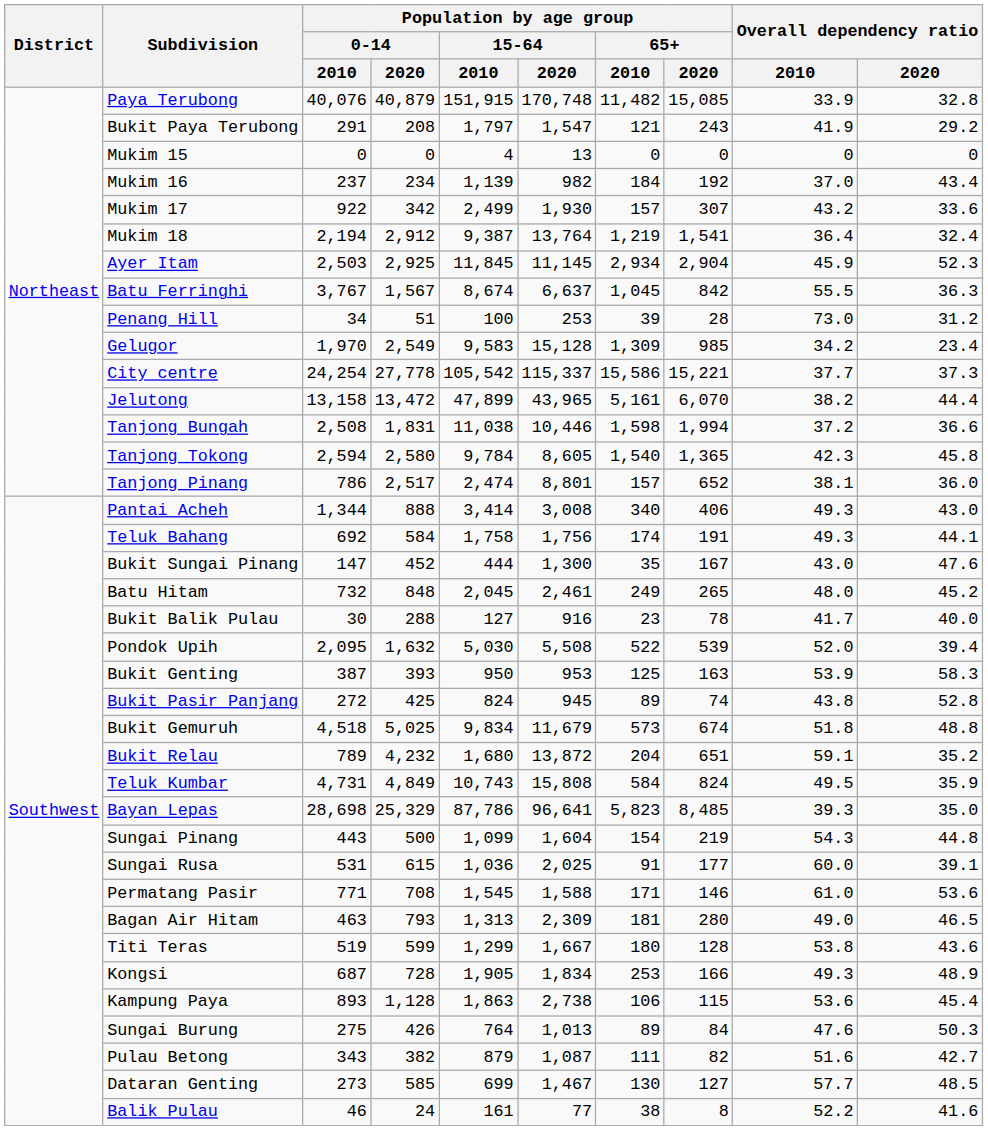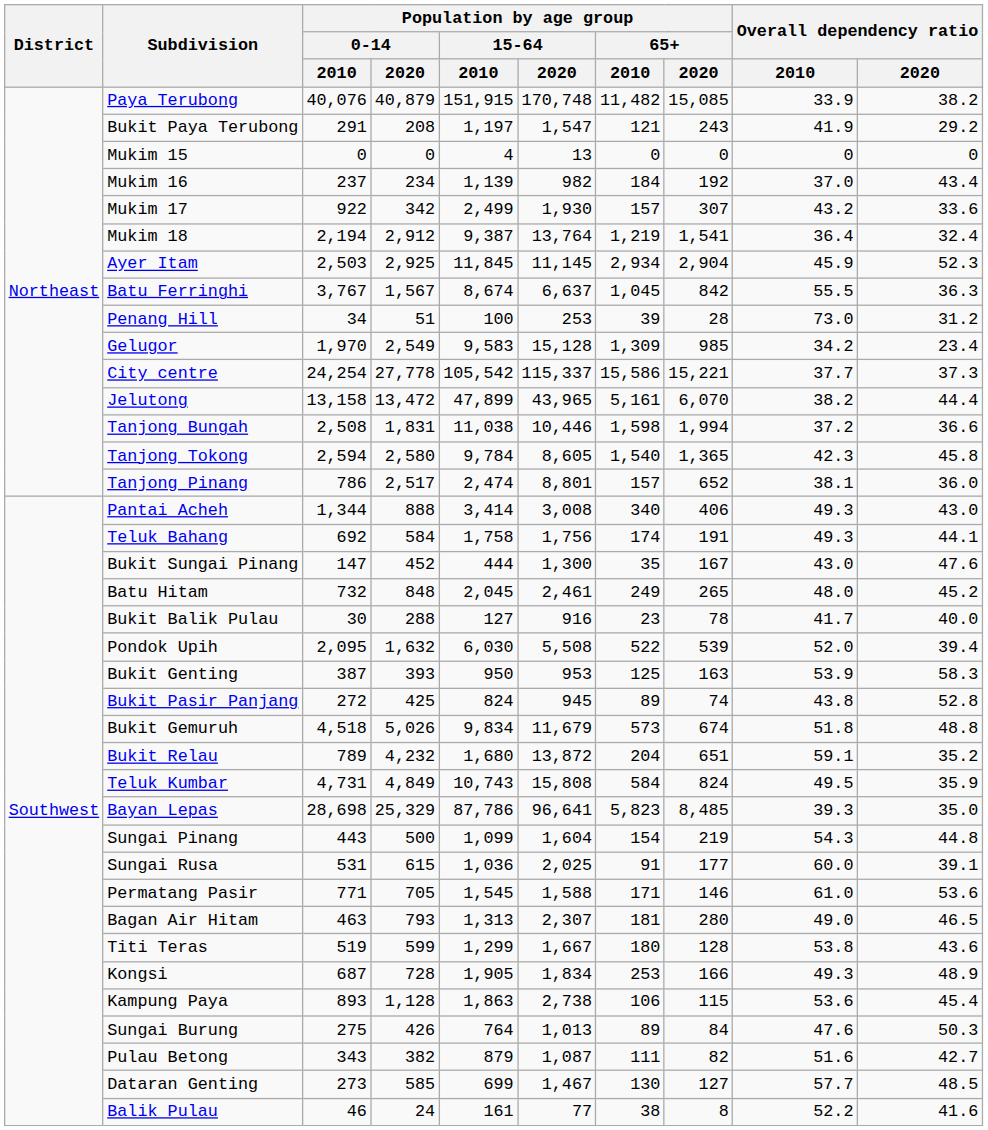(958, 100) 32.8 -> (958, 100) 38.2
(488, 128) 1,797 -> (488, 128) 1,197
(488, 647) 5,030 -> (488, 647) 6,030
(410, 729) 5,025 -> (410, 729) 5,026
(420, 893) 708 -> (420, 893) 705
(567, 920) 2,309 -> (567, 920) 2,307
